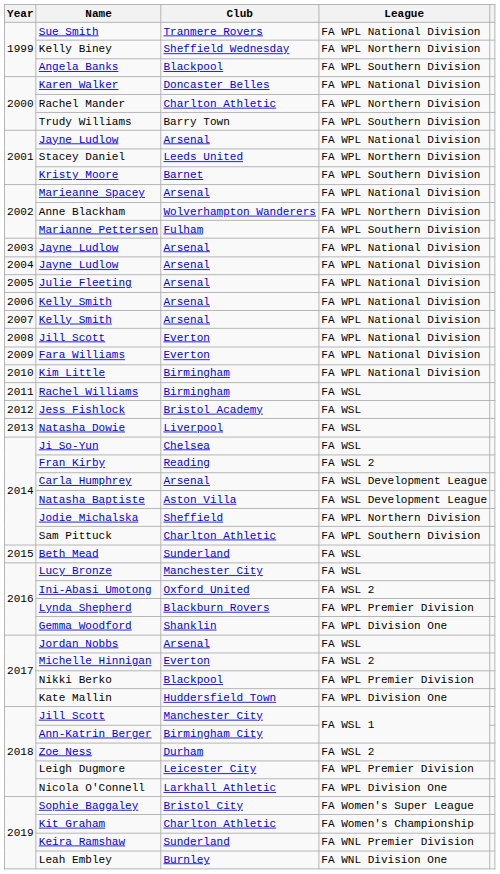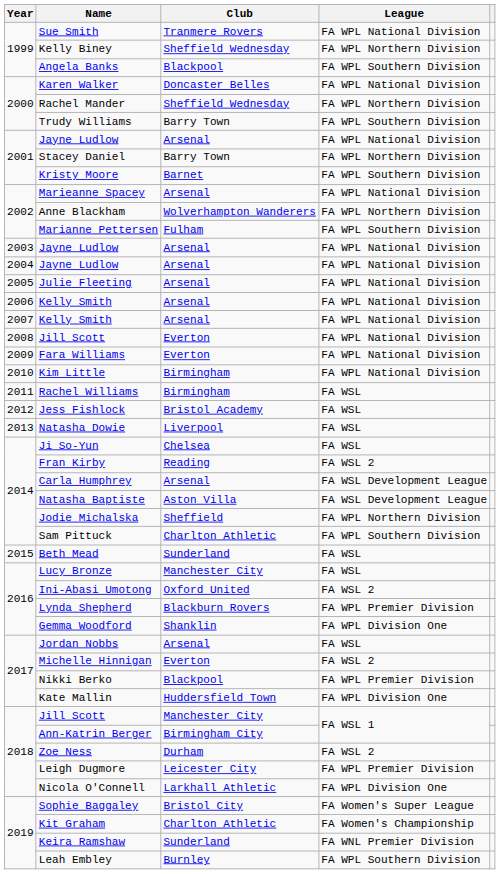(220, 103) Charlton Athletic -> (226, 103) Sheffield Wednesday
(203, 158) Leeds United -> (197, 158) Barry Town
(384, 860) FA WNL Division One -> (401, 860) FA WPL Southern Division
